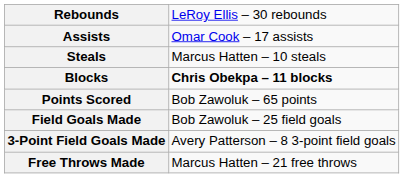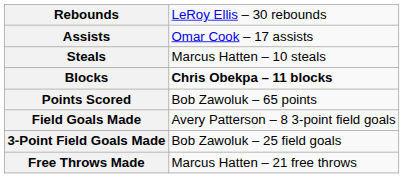(256, 120) Bob Zawoluk – 25 field goals -> (284, 120) Avery Patterson – 8 3-point field goals
(284, 141) Avery Patterson – 8 3-point field goals -> (256, 141) Bob Zawoluk – 25 field goals
